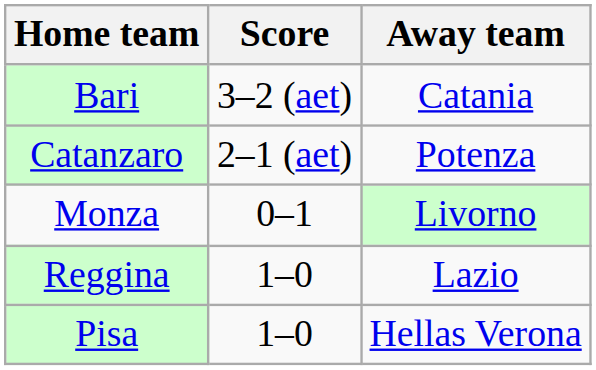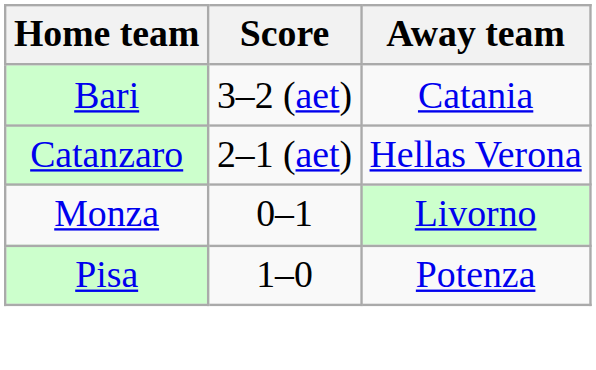(476, 154) Potenza -> (476, 154) Hellas Verona
- row: (107, 273)
(476, 333) Hellas Verona -> (476, 273) Potenza
